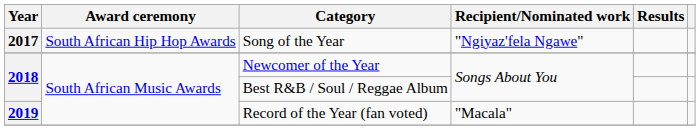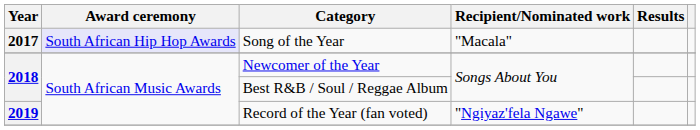(141, 40) no background -> (141, 40) lavender background
(519, 40) "Ngiyaz'fela Ngawe" -> (483, 40) "Macala"
(483, 112) "Macala" -> (519, 112) "Ngiyaz'fela Ngawe"
